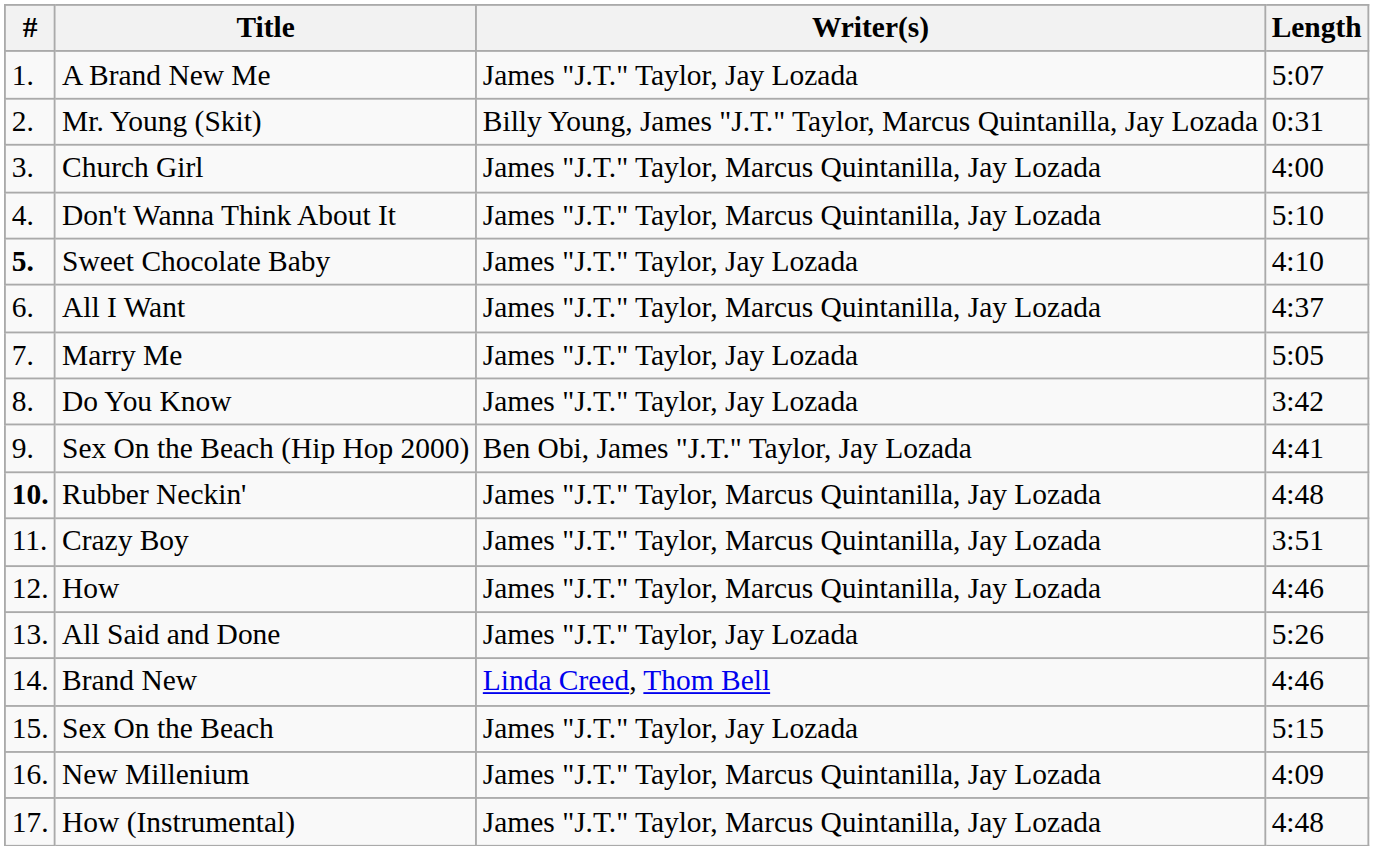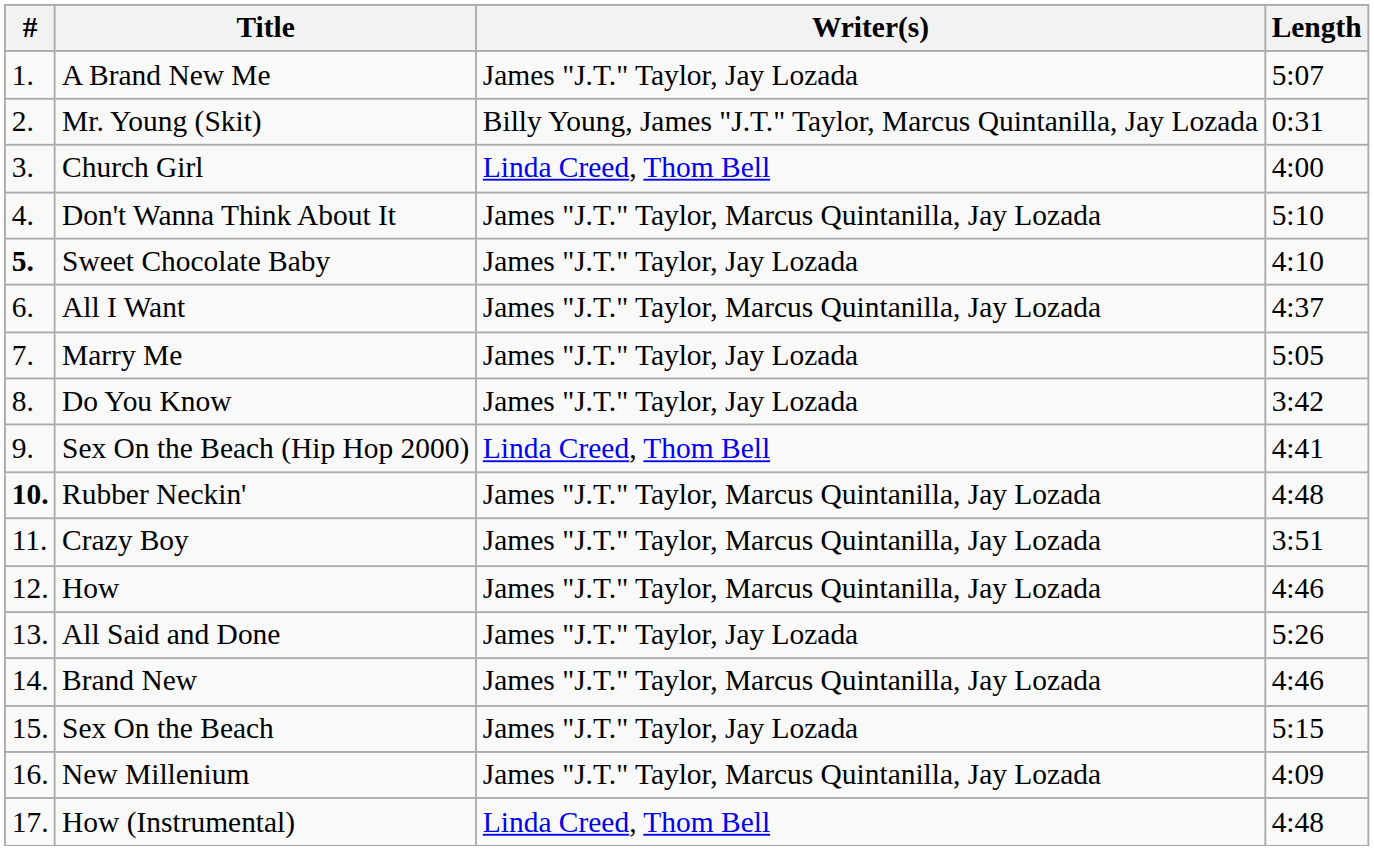(792, 167) James "J.T." Taylor, Marcus Quintanilla, Jay Lozada -> (626, 167) Linda Creed, Thom Bell
(727, 448) Ben Obi, James "J.T." Taylor, Jay Lozada -> (626, 448) Linda Creed, Thom Bell
(626, 681) Linda Creed, Thom Bell -> (792, 681) James "J.T." Taylor, Marcus Quintanilla, Jay Lozada
(792, 821) James "J.T." Taylor, Marcus Quintanilla, Jay Lozada -> (626, 821) Linda Creed, Thom Bell
